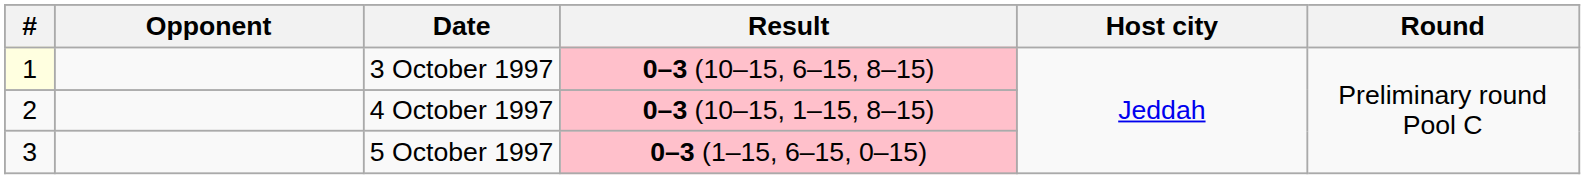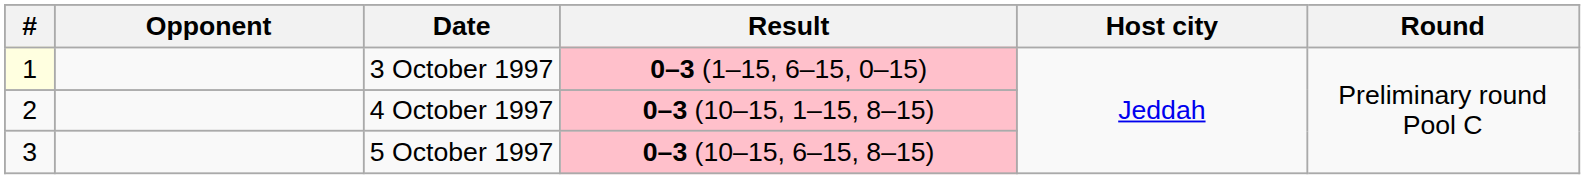(789, 68) 0–3 (10–15, 6–15, 8–15) -> (789, 68) 0–3 (1–15, 6–15, 0–15)
(789, 153) 0–3 (1–15, 6–15, 0–15) -> (789, 153) 0–3 (10–15, 6–15, 8–15)
